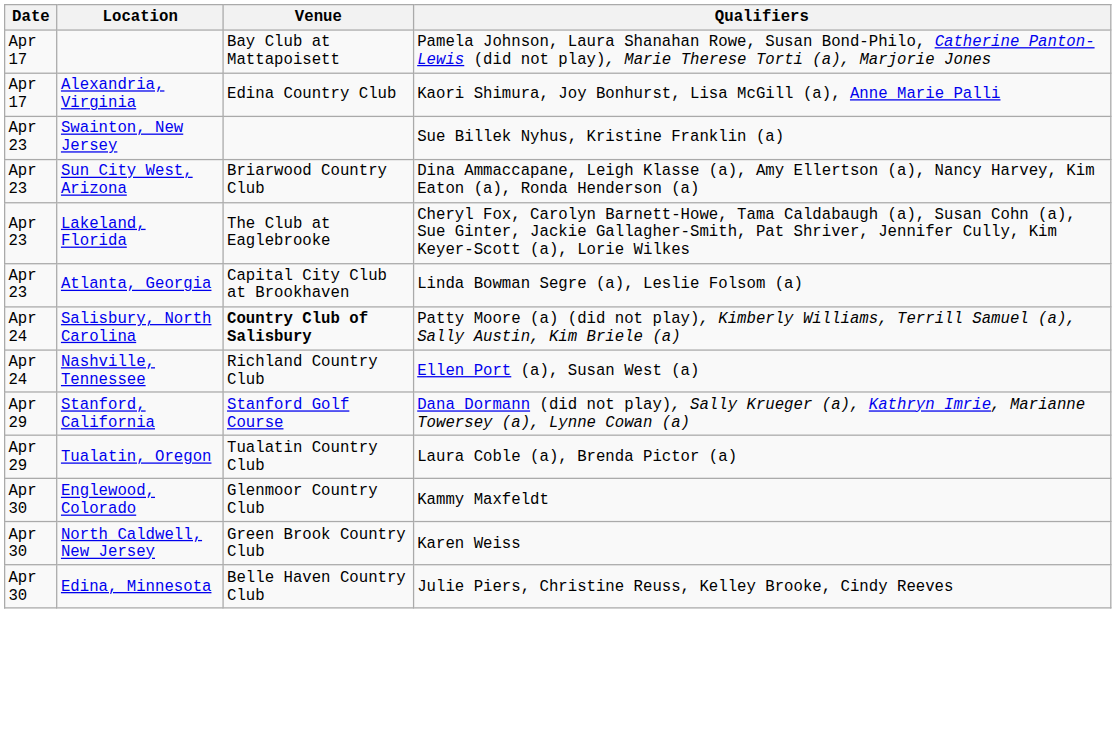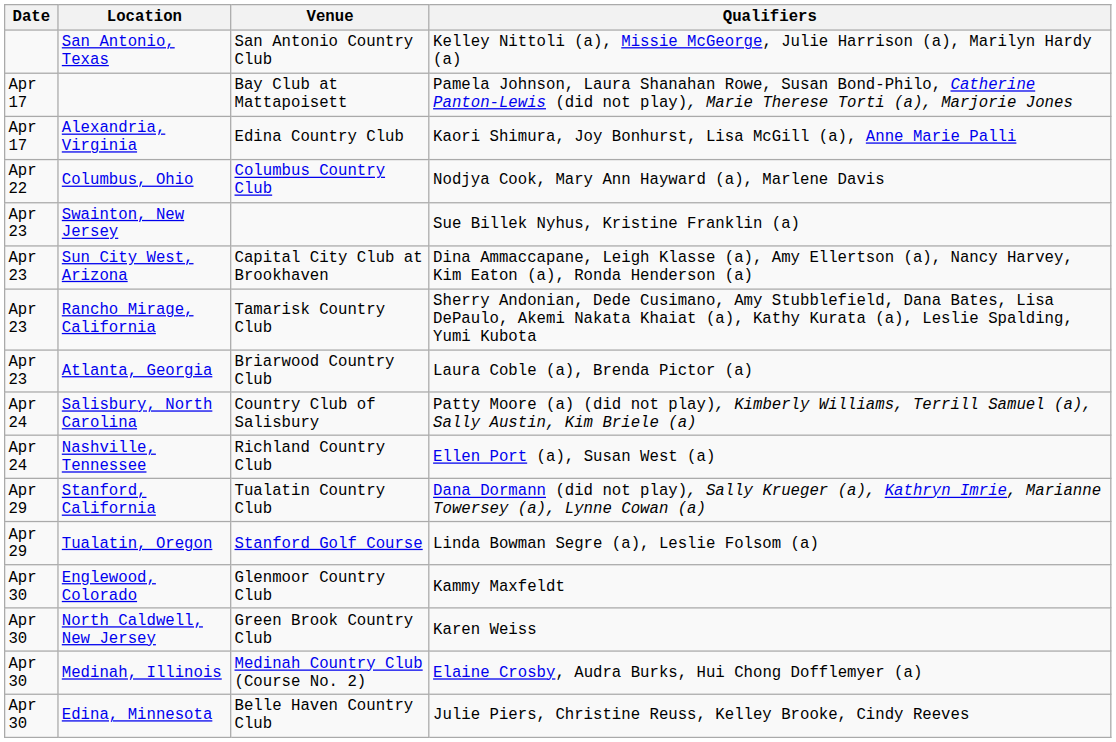+ row: (118, 52)
+ row: (128, 181)
(307, 181) Briarwood Country Club -> (329, 267) Capital City Club at Brookhaven
+ row: (128, 319)
- row: (103, 233)
(307, 285) Capital City Club at Brookhaven -> (314, 371) Briarwood Country Club
(610, 285) Linda Bowman Segre (a), Leslie Folsom (a) -> (593, 371) Laura Coble (a), Brenda Pictor (a)
(298, 328) bold -> (305, 414) normal
(288, 414) Stanford Golf Course -> (310, 501) Tualatin Country Club
(302, 458) Tualatin Country Club -> (329, 544) Stanford Golf Course
(577, 458) Laura Coble (a), Brenda Pictor (a) -> (626, 544) Linda Bowman Segre (a), Leslie Folsom (a)
+ row: (142, 673)
